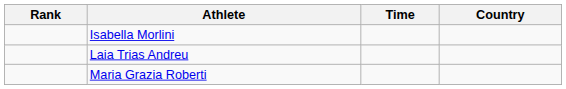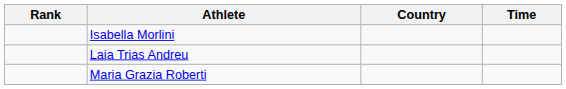columns swapped: (500, 15) <-> (400, 15)
